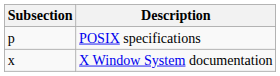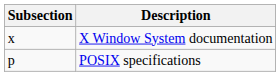rows swapped: (140, 37) <-> (176, 60)
